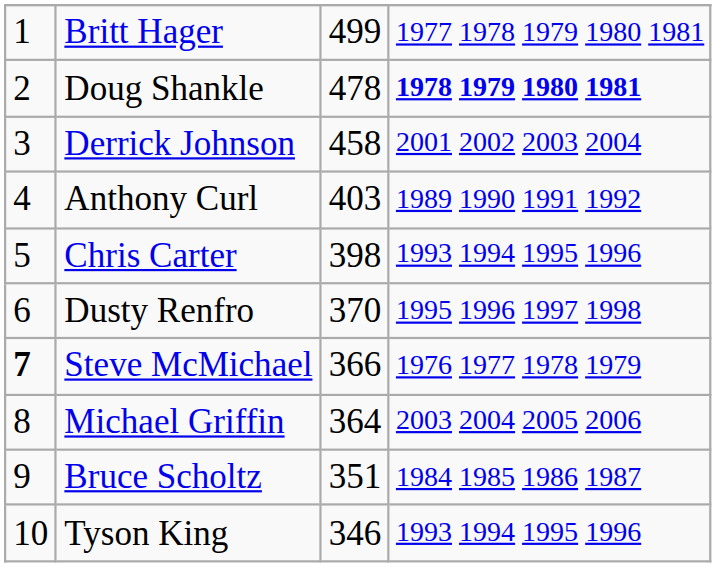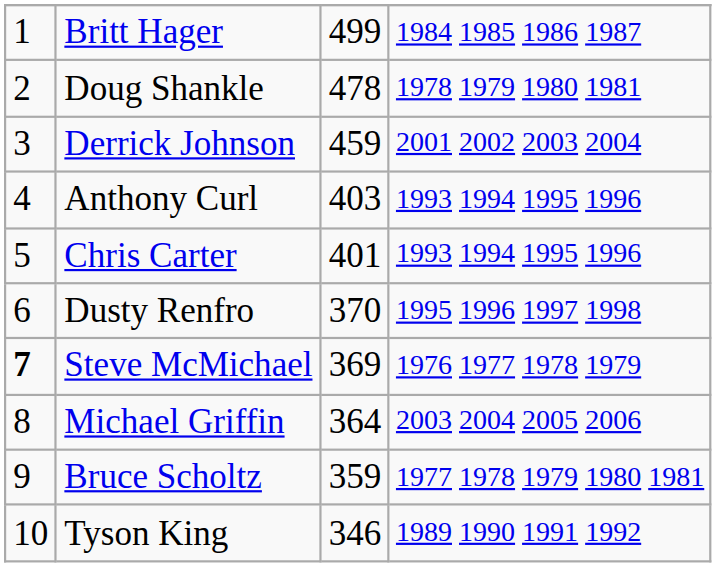(550, 32) 1977 1978 1979 1980 1981 -> (519, 32) 1984 1985 1986 1987
(519, 87) bold -> (519, 87) normal
(355, 143) 458 -> (355, 143) 459
(519, 198) 1989 1990 1991 1992 -> (519, 198) 1993 1994 1995 1996
(355, 254) 398 -> (355, 254) 401
(355, 365) 366 -> (355, 365) 369
(355, 476) 351 -> (355, 476) 359
(519, 476) 1984 1985 1986 1987 -> (550, 476) 1977 1978 1979 1980 1981
(519, 532) 1993 1994 1995 1996 -> (519, 532) 1989 1990 1991 1992
